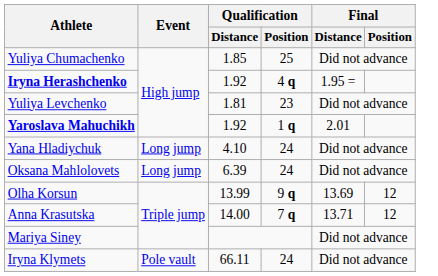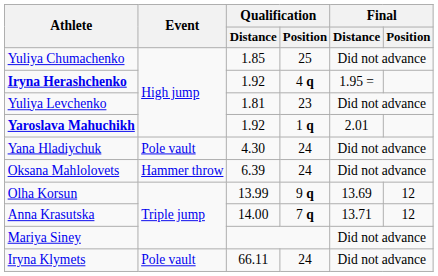(171, 148) Long jump -> (168, 148) Pole vault
(235, 148) 4.10 -> (253, 148) 4.30
(171, 171) Long jump -> (182, 171) Hammer throw
